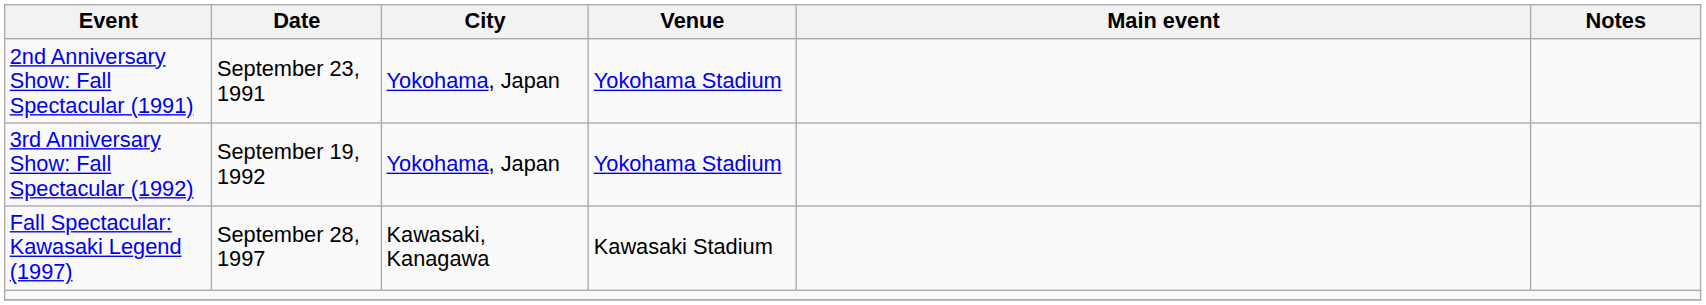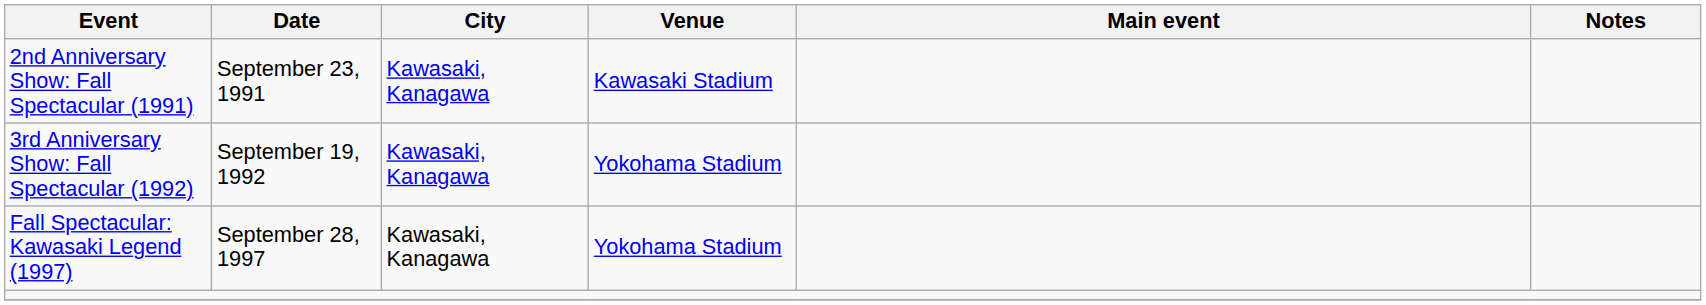(473, 80) Yokohama, Japan -> (438, 80) Kawasaki, Kanagawa
(688, 80) Yokohama Stadium -> (683, 80) Kawasaki Stadium
(473, 164) Yokohama, Japan -> (438, 164) Kawasaki, Kanagawa
(683, 247) Kawasaki Stadium -> (688, 247) Yokohama Stadium
